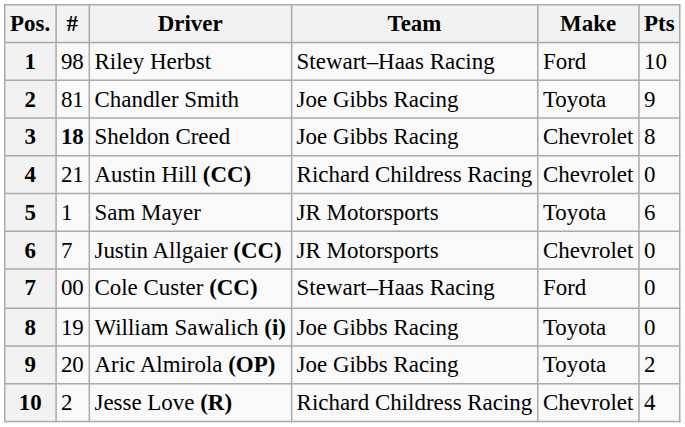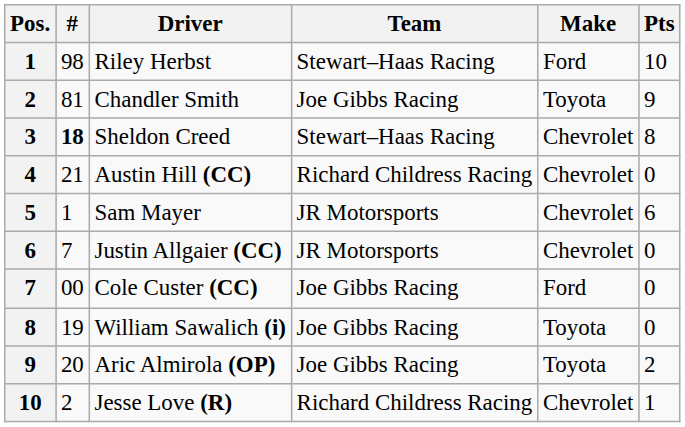(377, 137) Joe Gibbs Racing -> (396, 137) Stewart–Haas Racing
(575, 212) Toyota -> (588, 212) Chevrolet
(396, 288) Stewart–Haas Racing -> (377, 288) Joe Gibbs Racing
(650, 402) 4 -> (650, 402) 1
